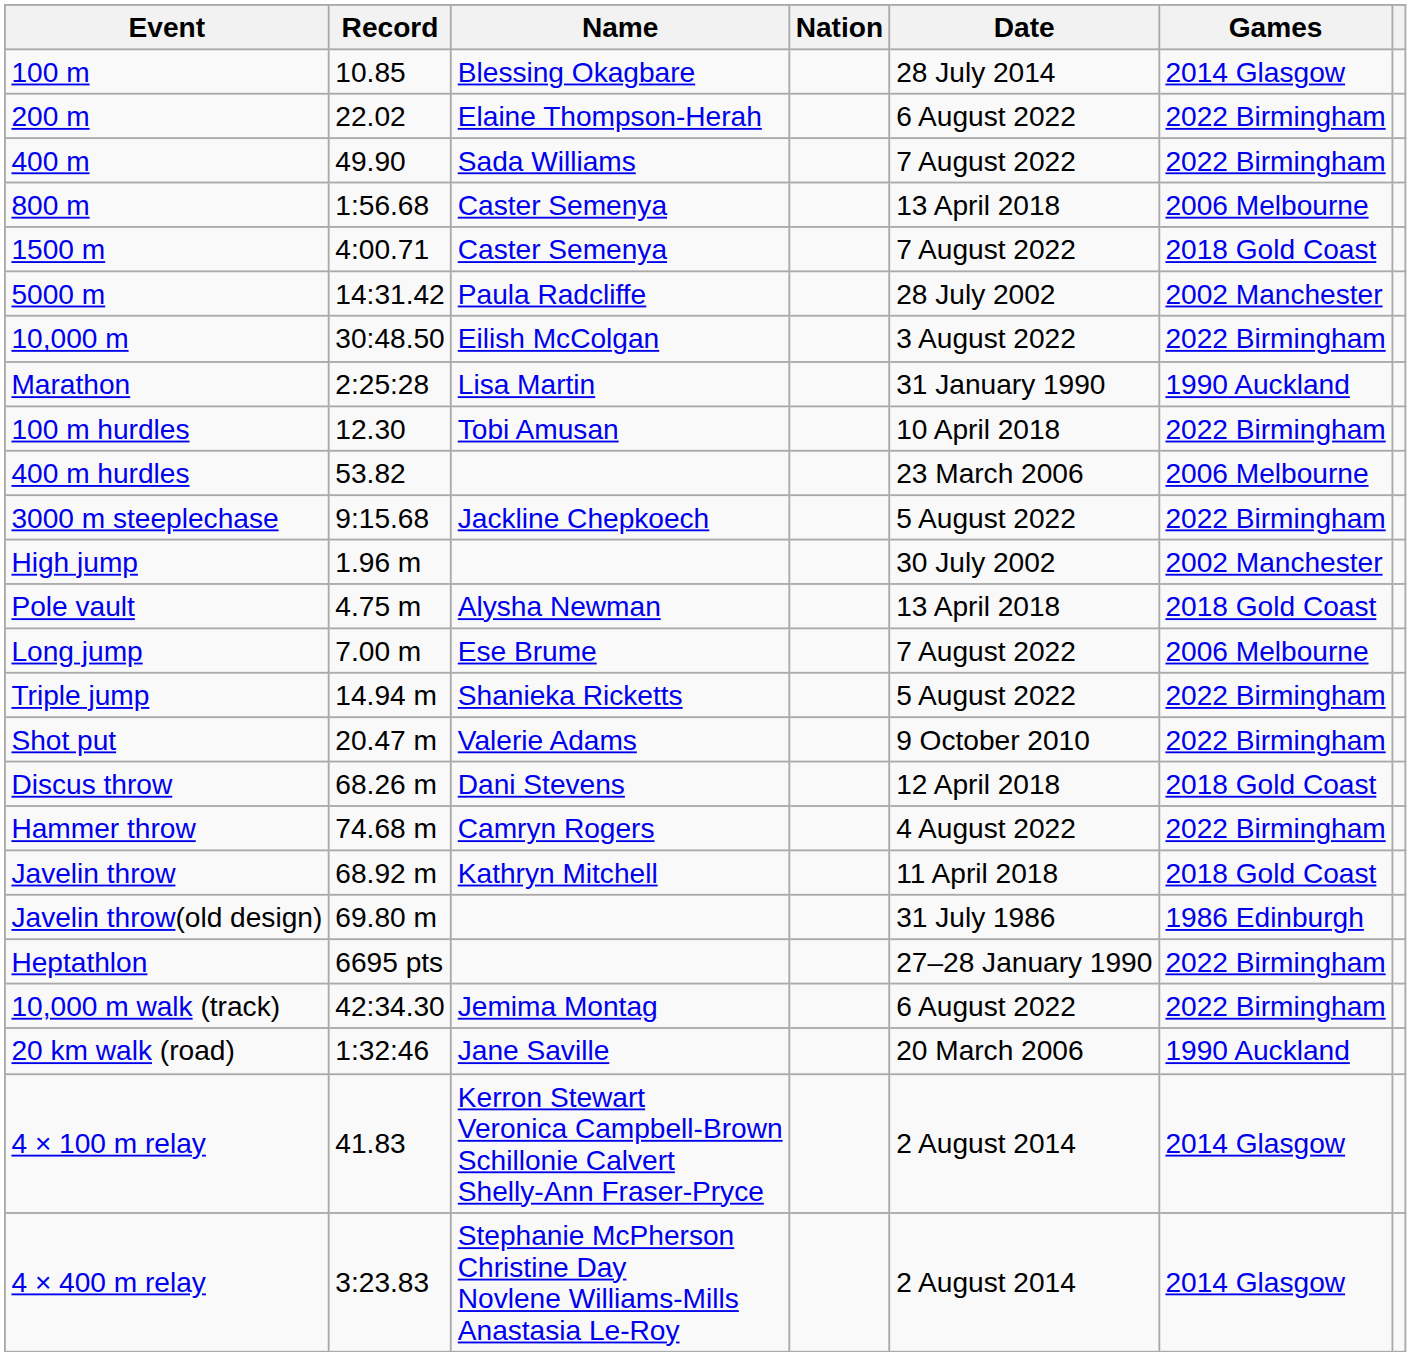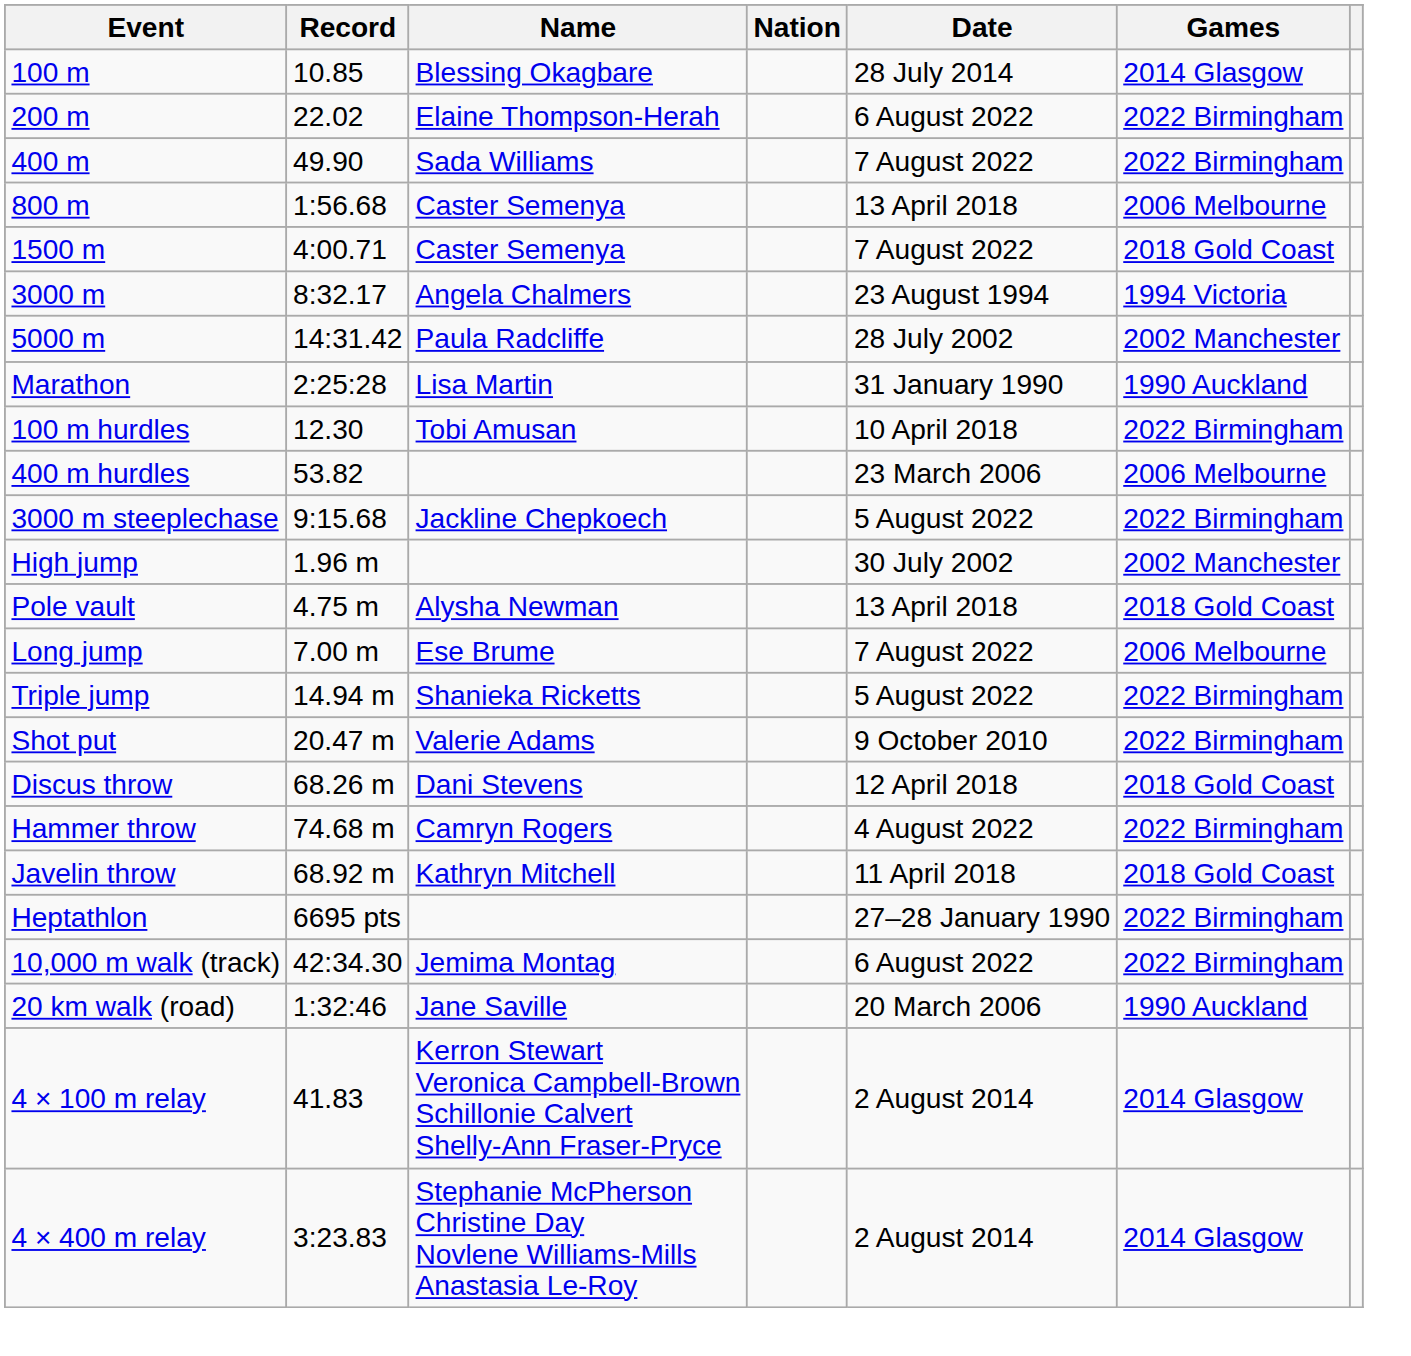+ row: (58, 294)
- row: (70, 339)
- row: (167, 918)
